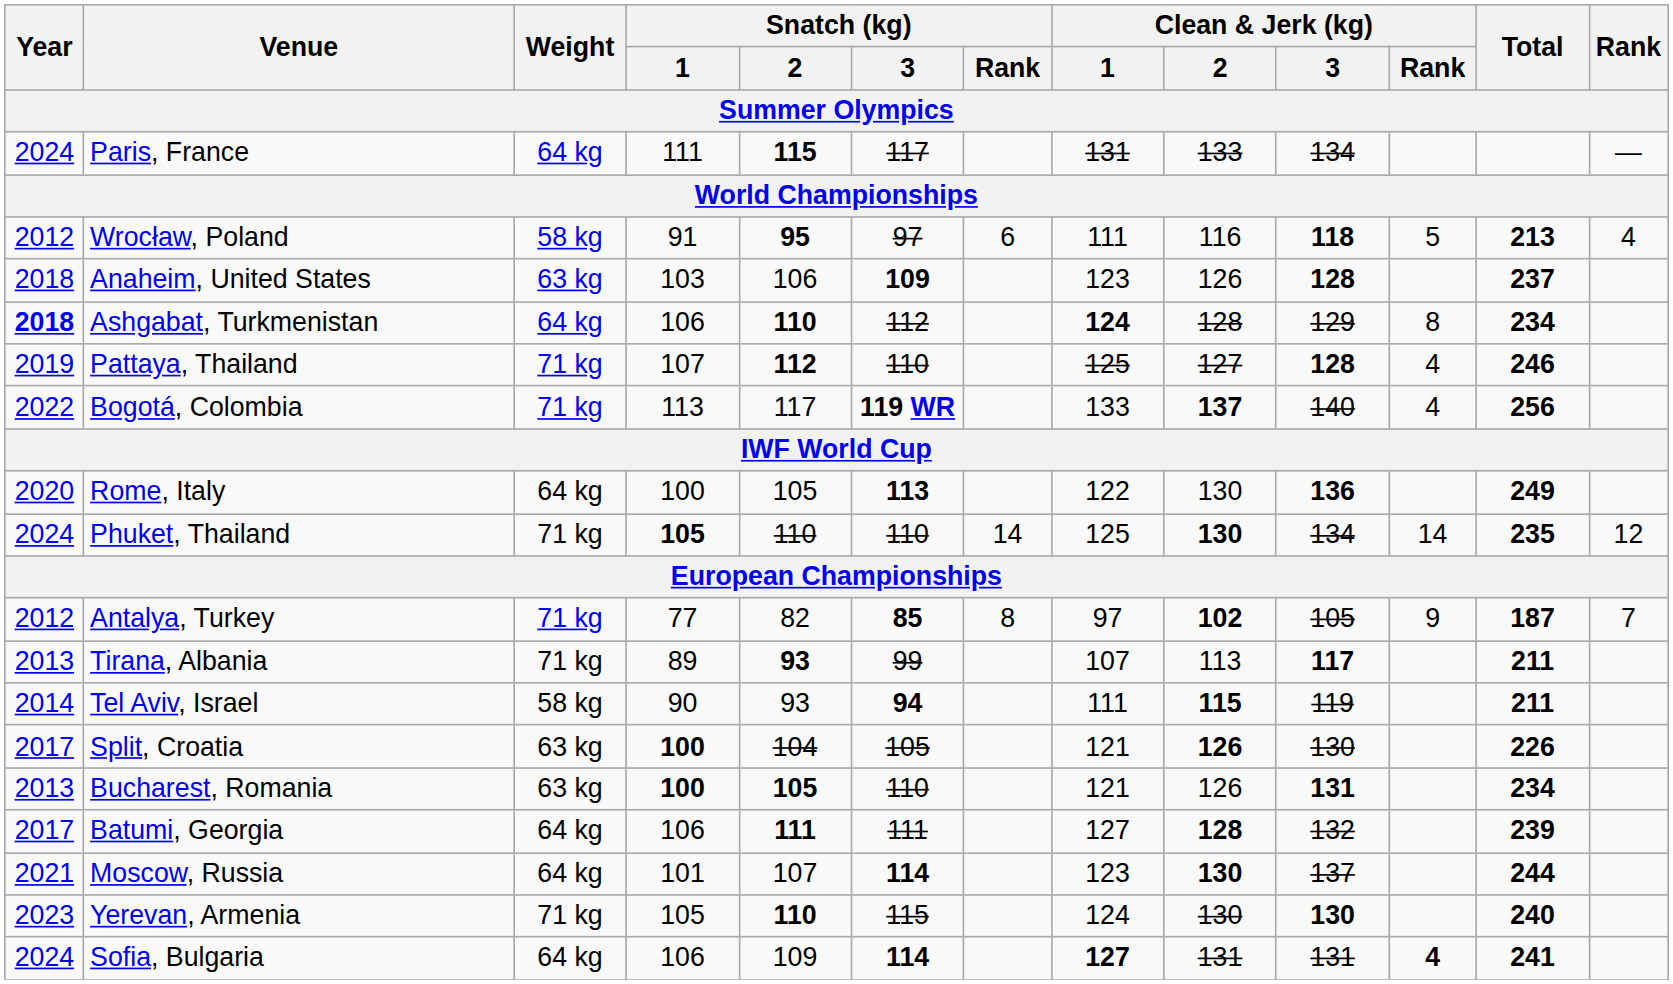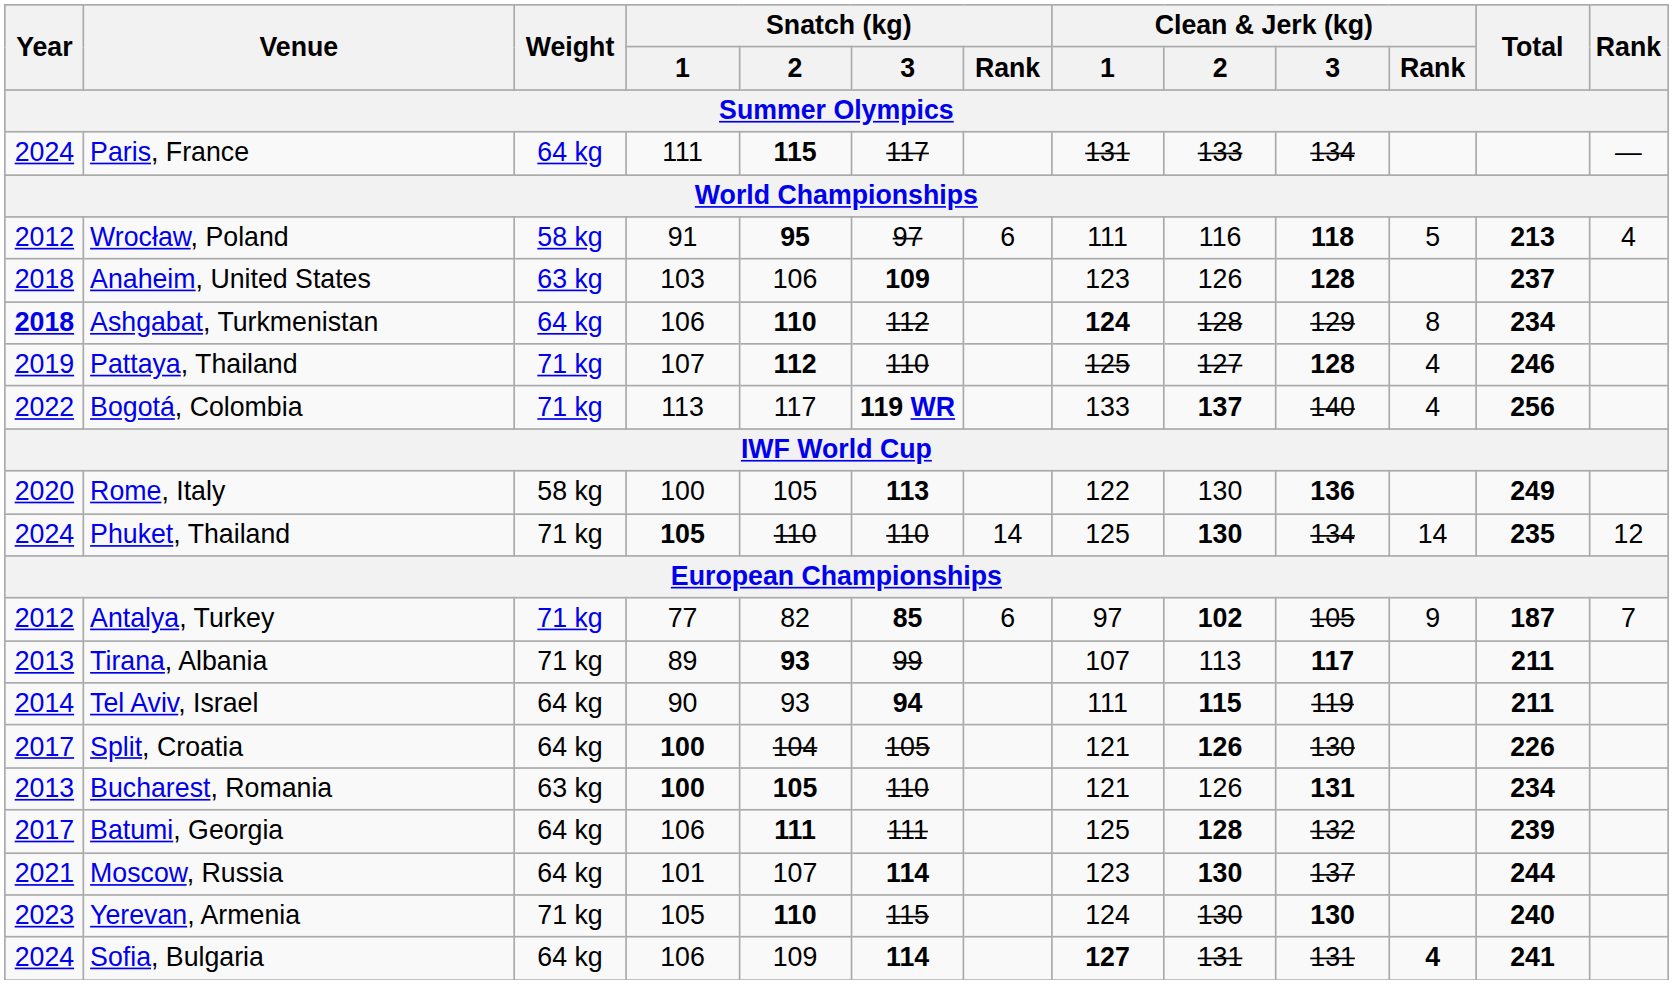(570, 491) 64 kg -> (570, 491) 58 kg
(1008, 618) 8 -> (1008, 618) 6
(570, 703) 58 kg -> (570, 703) 64 kg
(570, 746) 63 kg -> (570, 746) 64 kg
(1108, 830) 127 -> (1108, 830) 125
